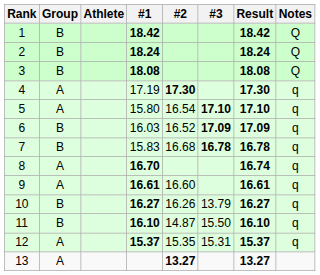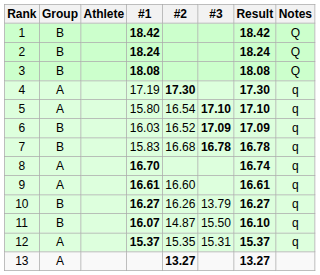(145, 223) 16.10 -> (145, 223) 16.07
